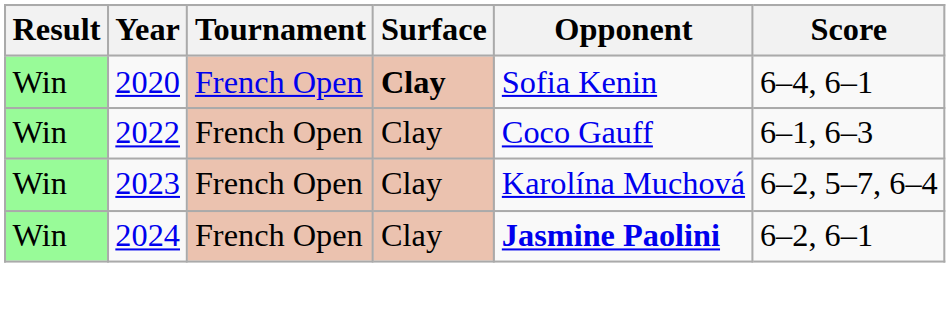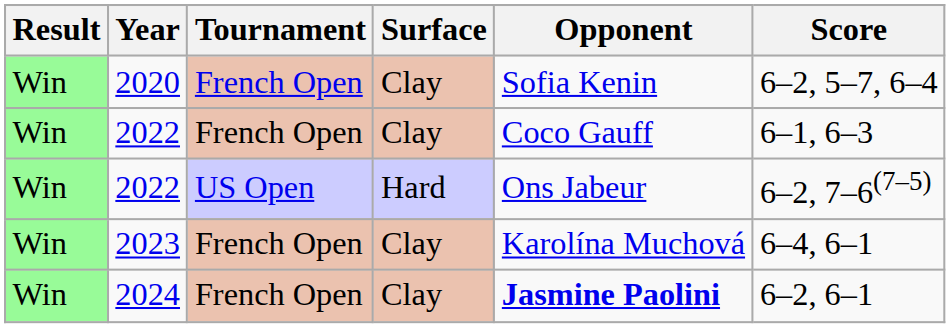(413, 81) bold -> (412, 81) normal
(817, 81) 6–4, 6–1 -> (849, 81) 6–2, 5–7, 6–4
+ row: (148, 188)
(849, 183) 6–2, 5–7, 6–4 -> (817, 243) 6–4, 6–1
